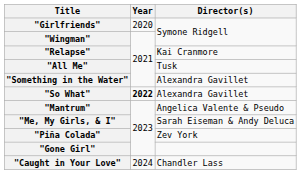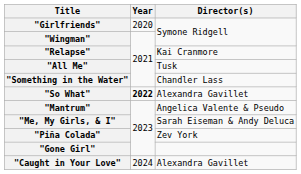(203, 80) Alexandra Gavillet -> (190, 80) Chandler Lass
(190, 163) Chandler Lass -> (203, 163) Alexandra Gavillet
